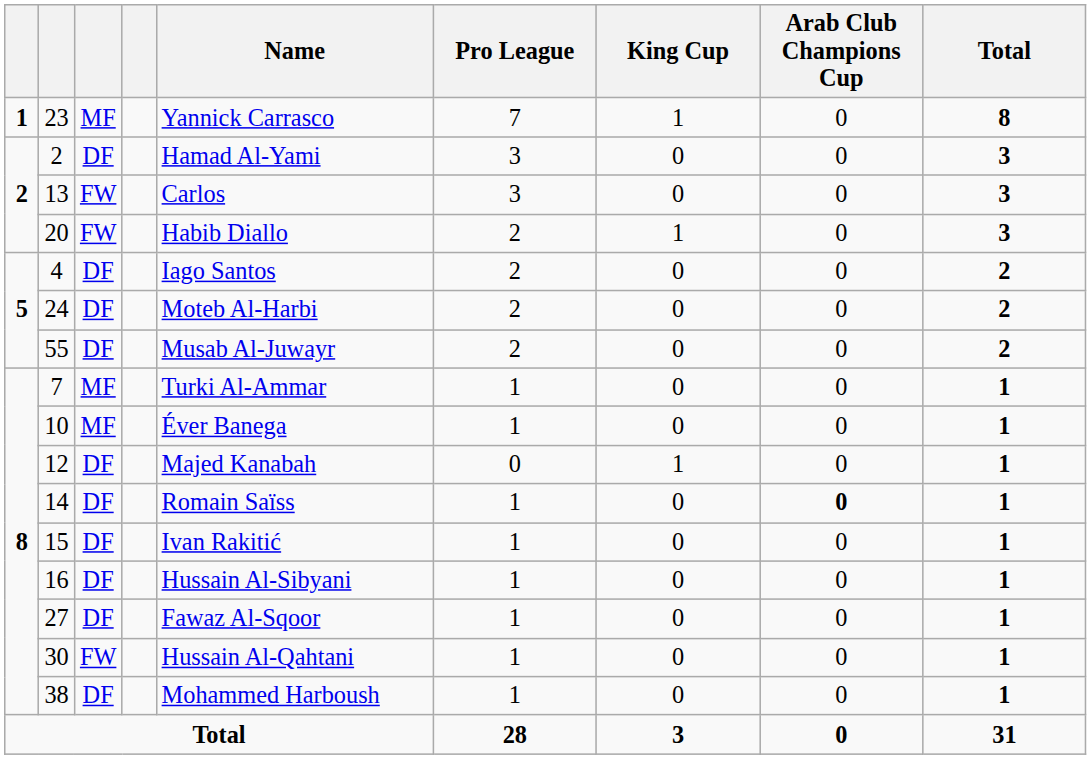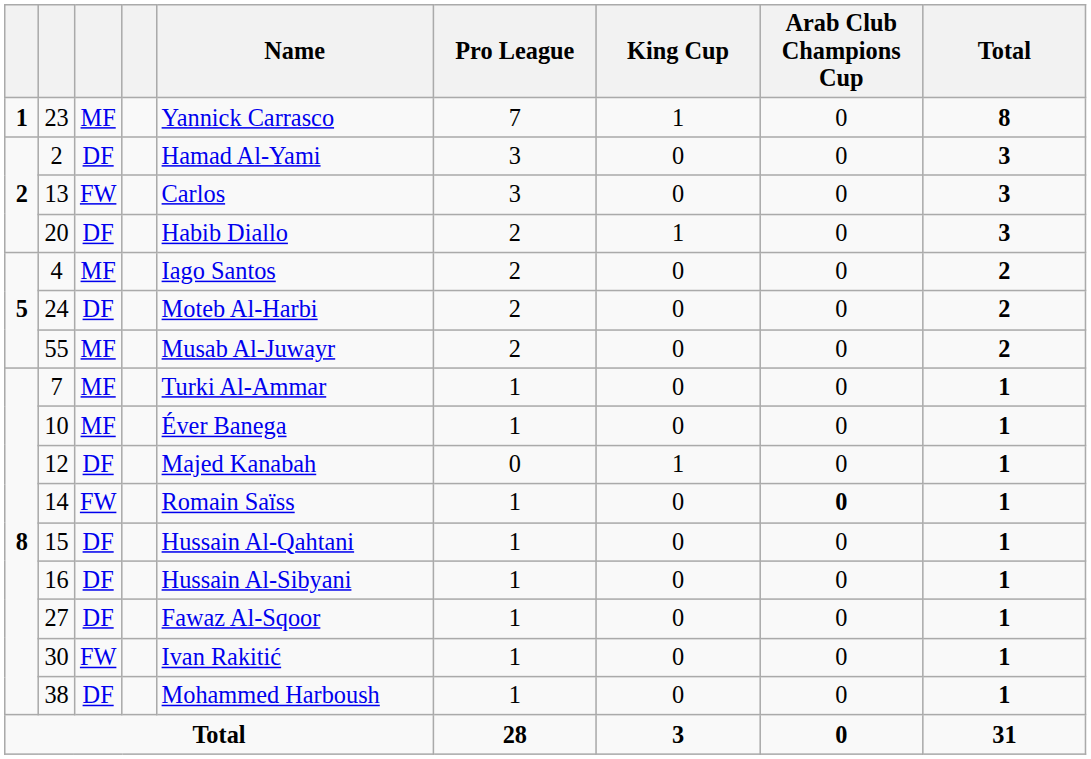(98, 232) FW -> (98, 232) DF
(98, 271) DF -> (98, 271) MF
(98, 348) DF -> (98, 348) MF
(98, 502) DF -> (98, 502) FW
(221, 541) Ivan Rakitić -> (258, 541) Hussain Al-Qahtani
(258, 657) Hussain Al-Qahtani -> (221, 657) Ivan Rakitić
